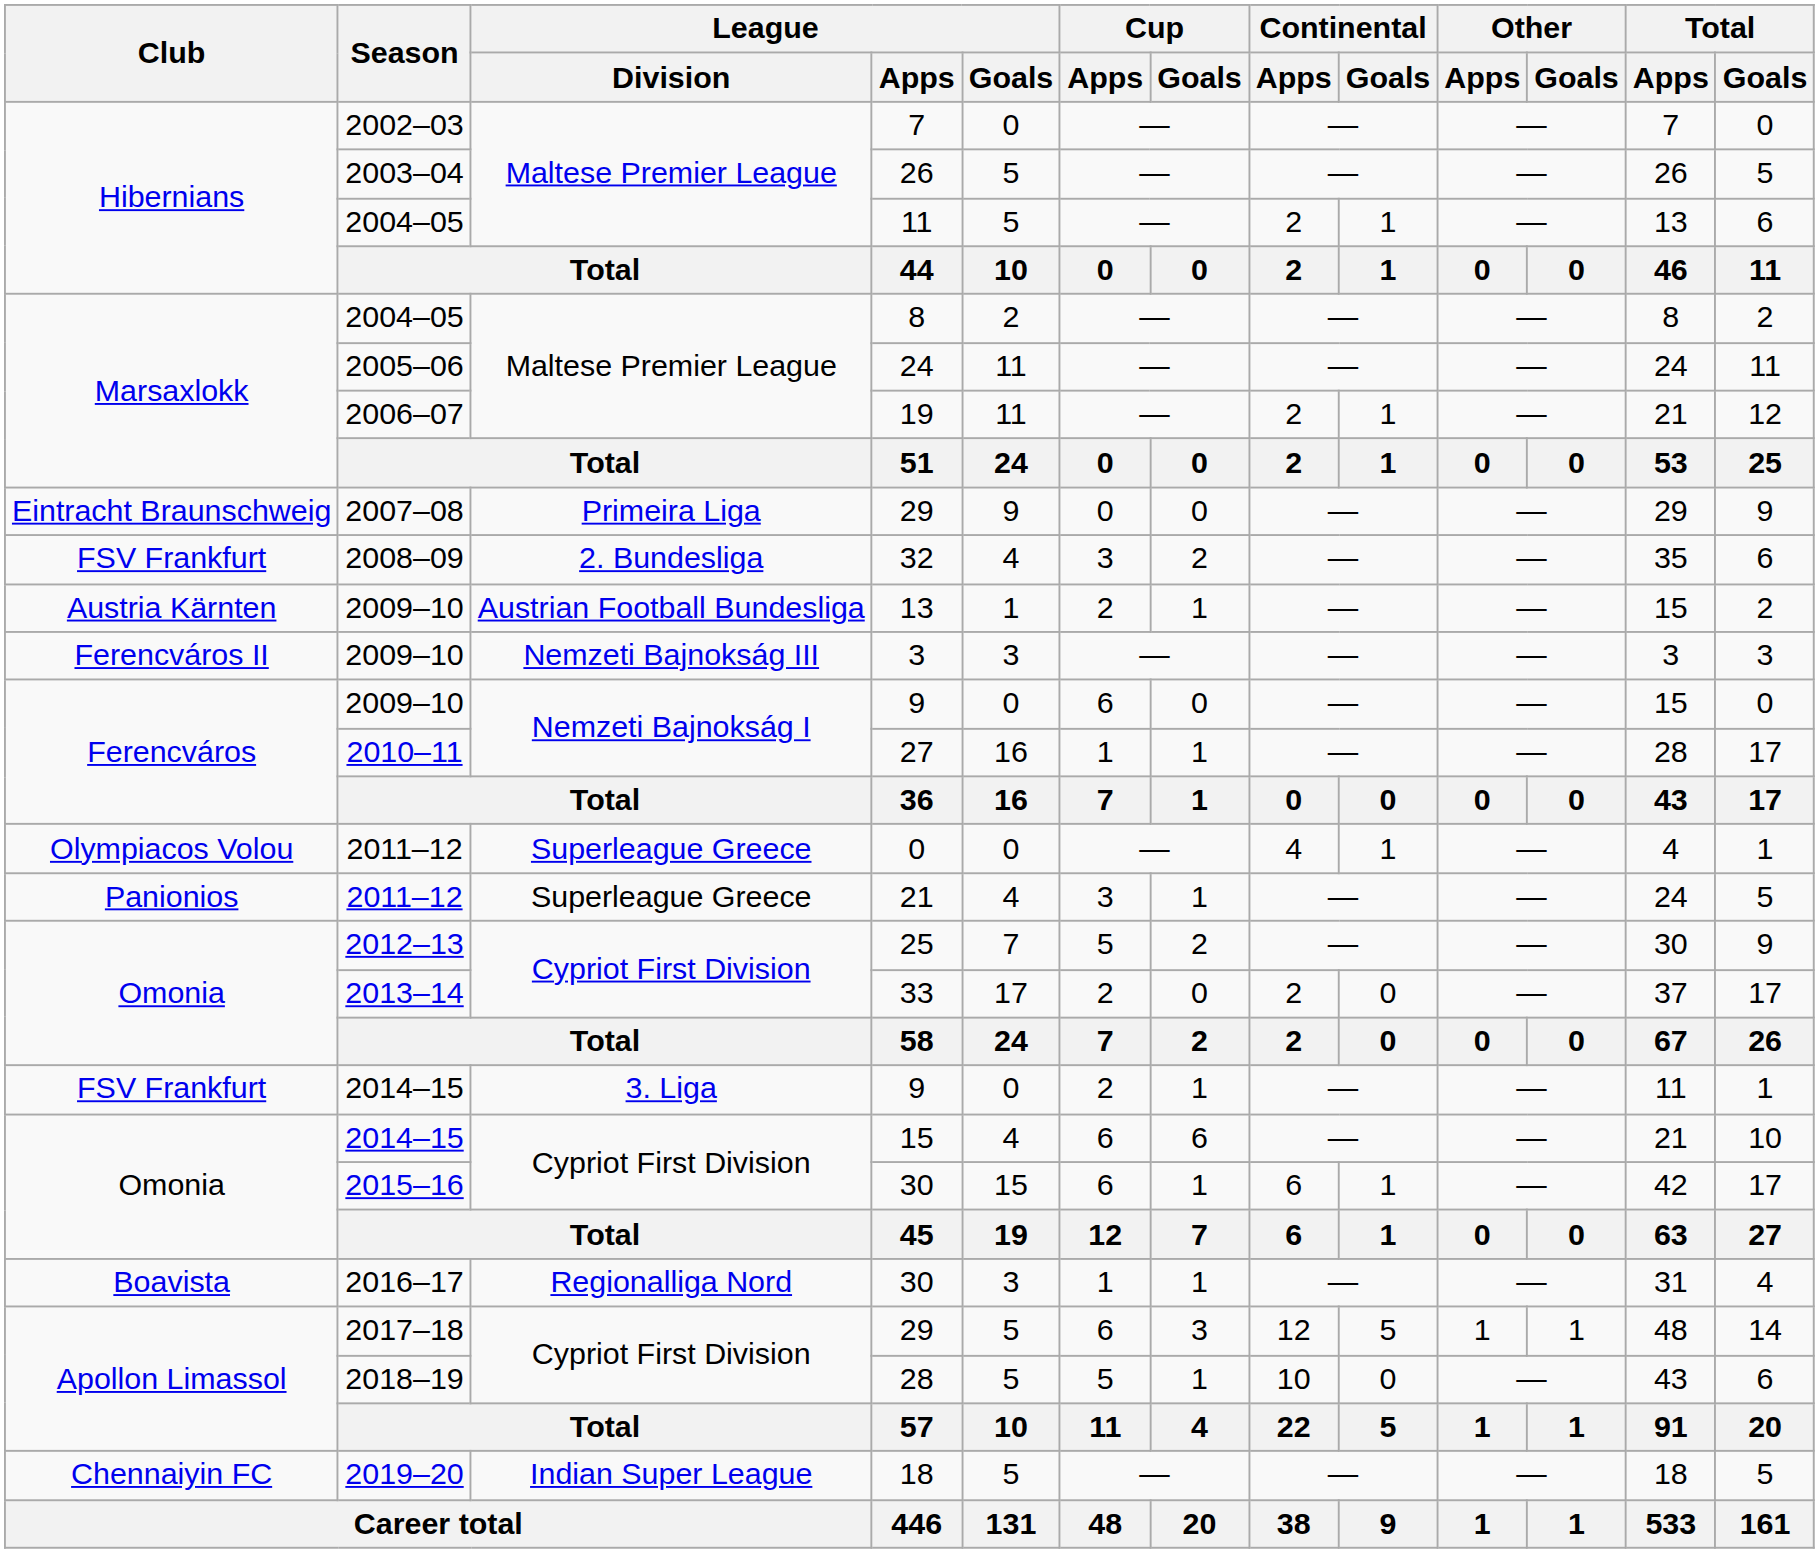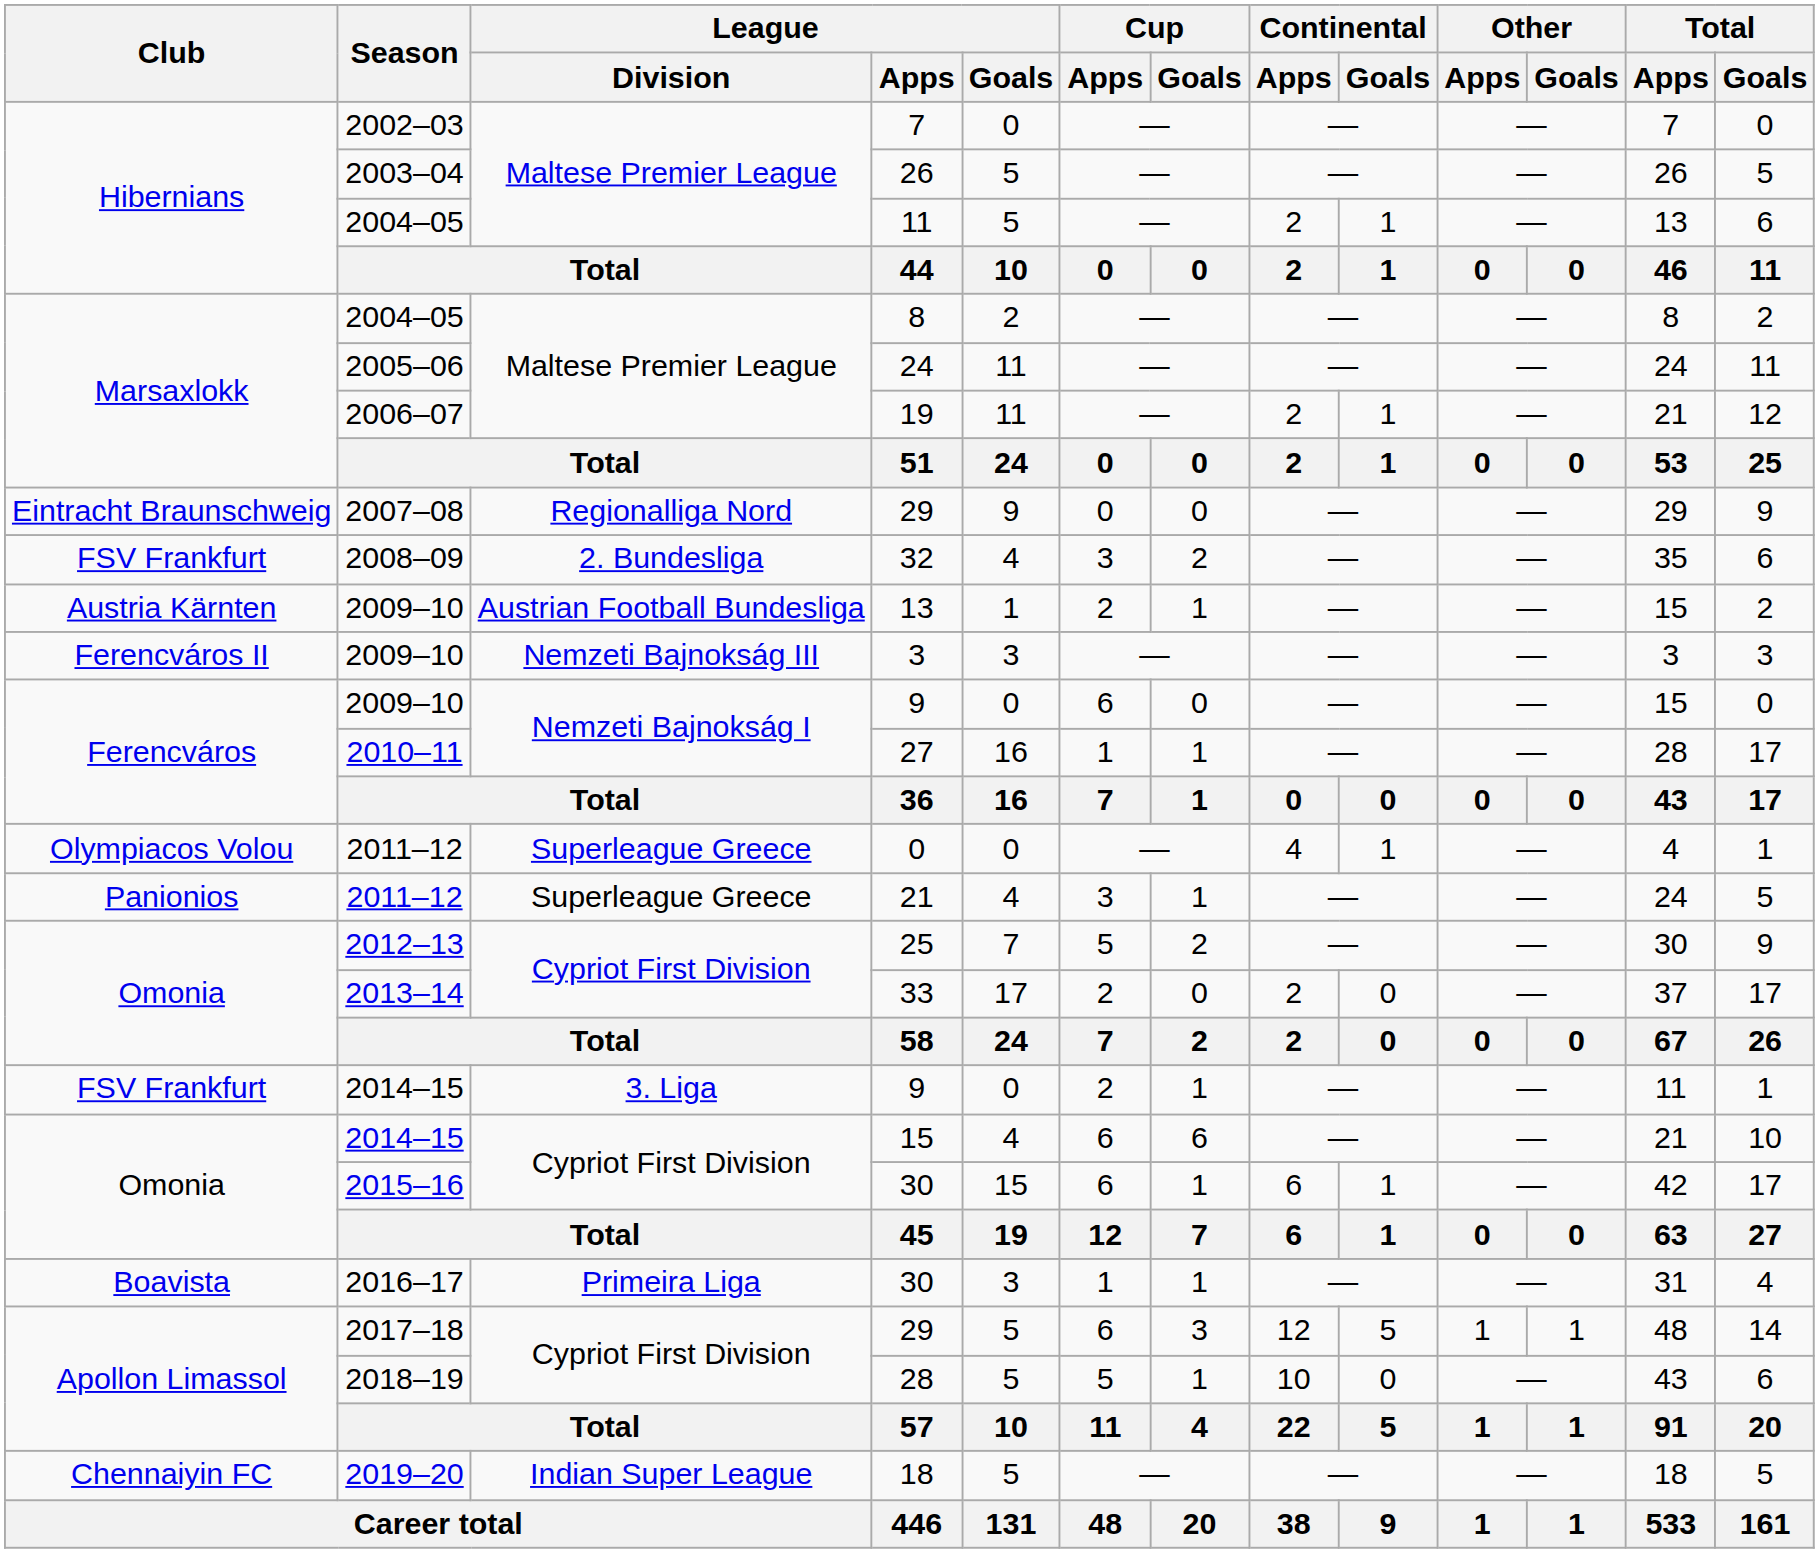(671, 510) Primeira Liga -> (671, 510) Regionalliga Nord
(671, 1282) Regionalliga Nord -> (671, 1282) Primeira Liga
